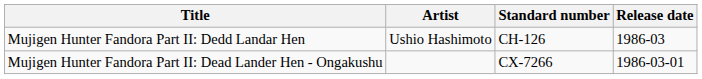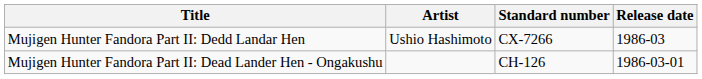(522, 39) CH-126 -> (525, 39) CX-7266
(525, 62) CX-7266 -> (522, 62) CH-126
